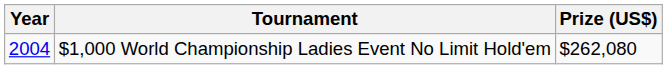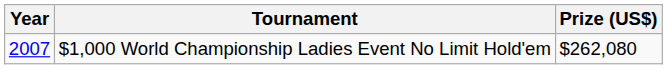(30, 48) 2004 -> (30, 48) 2007
